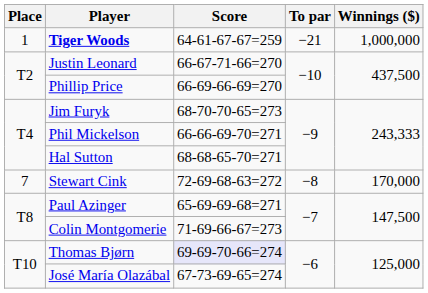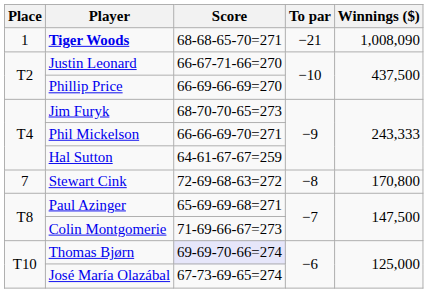(230, 39) 64-61-67-67=259 -> (230, 39) 68-68-65-70=271
(390, 39) 1,000,000 -> (390, 39) 1,008,090
(230, 157) 68-68-65-70=271 -> (230, 157) 64-61-67-67=259
(396, 181) 170,000 -> (396, 181) 170,800
